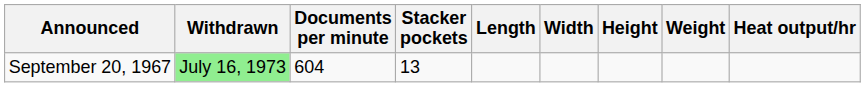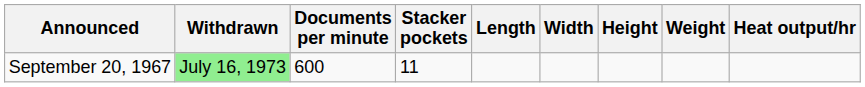(309, 67) 604 -> (309, 67) 600
(410, 67) 13 -> (409, 67) 11
